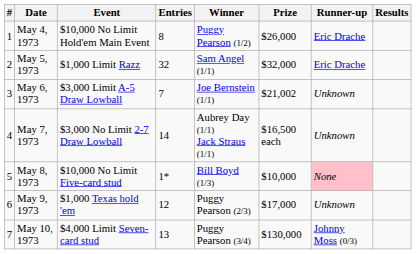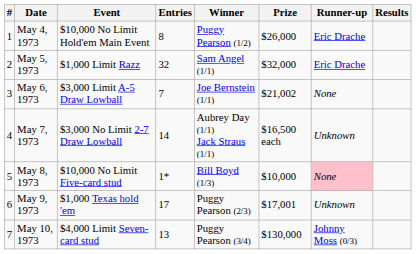(334, 94) Unknown -> (325, 94) None
(164, 205) 12 -> (164, 205) 17
(279, 205) $17,000 -> (279, 205) $17,001
